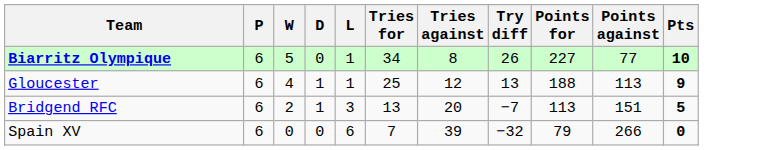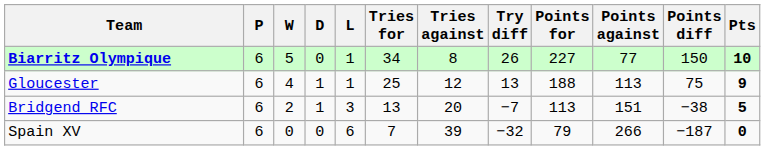+ column: (694, 26)
